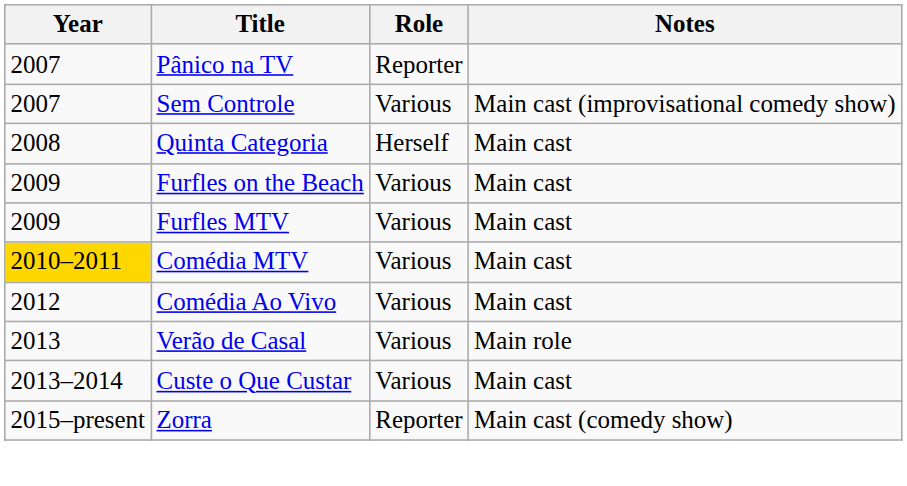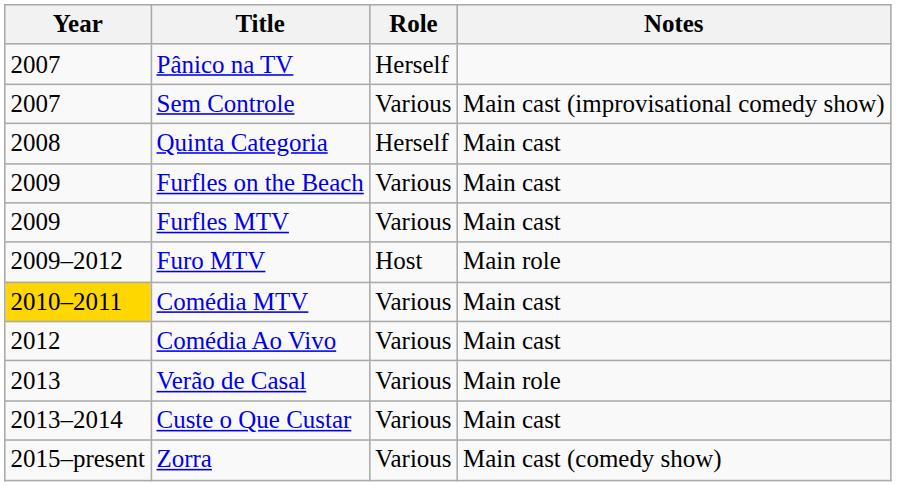(419, 63) Reporter -> (412, 63) Herself
+ row: (211, 261)
(419, 420) Reporter -> (413, 459) Various
